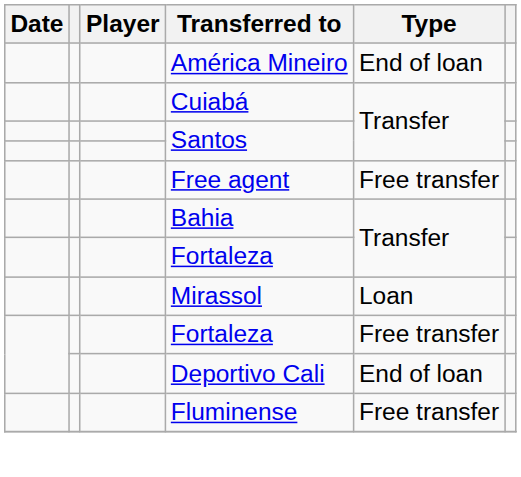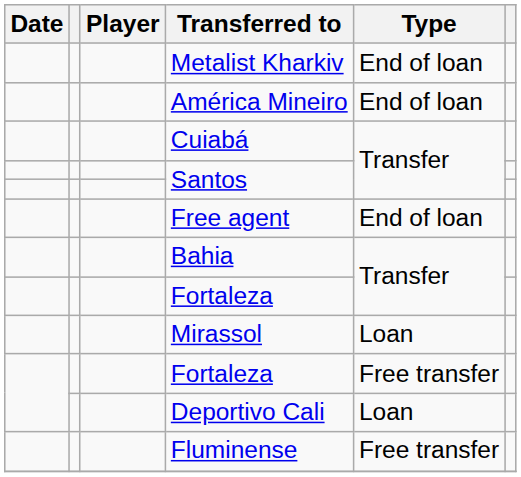+ row: (37, 63)
(429, 179) Free transfer -> (421, 218) End of loan
(421, 373) End of loan -> (386, 412) Loan
